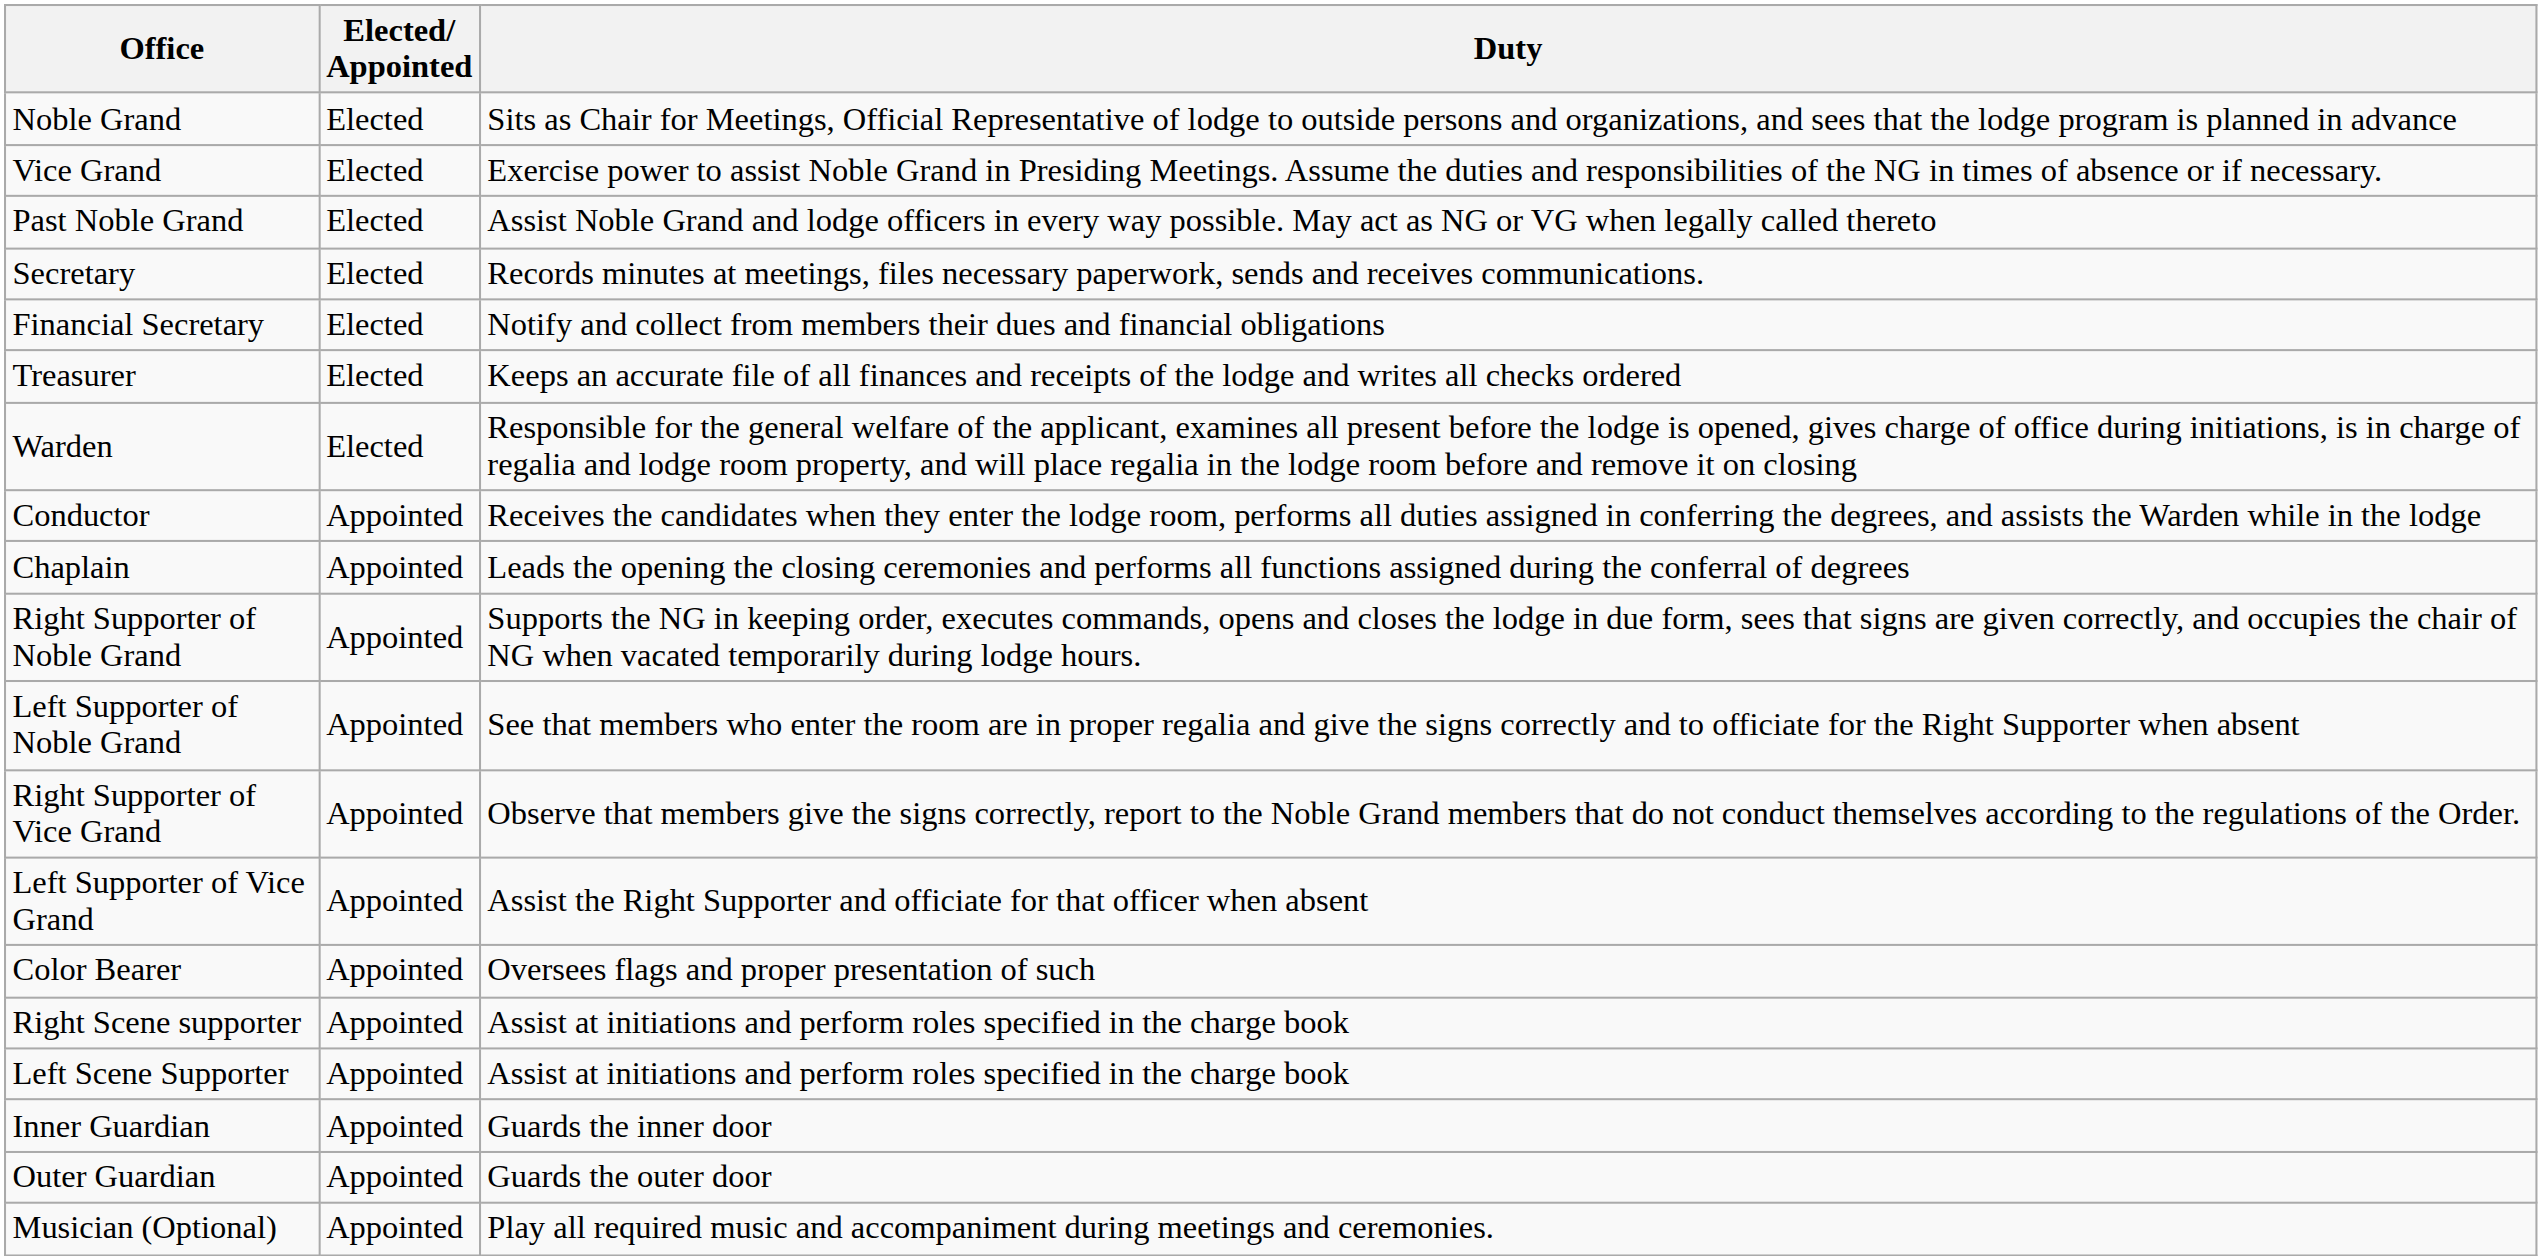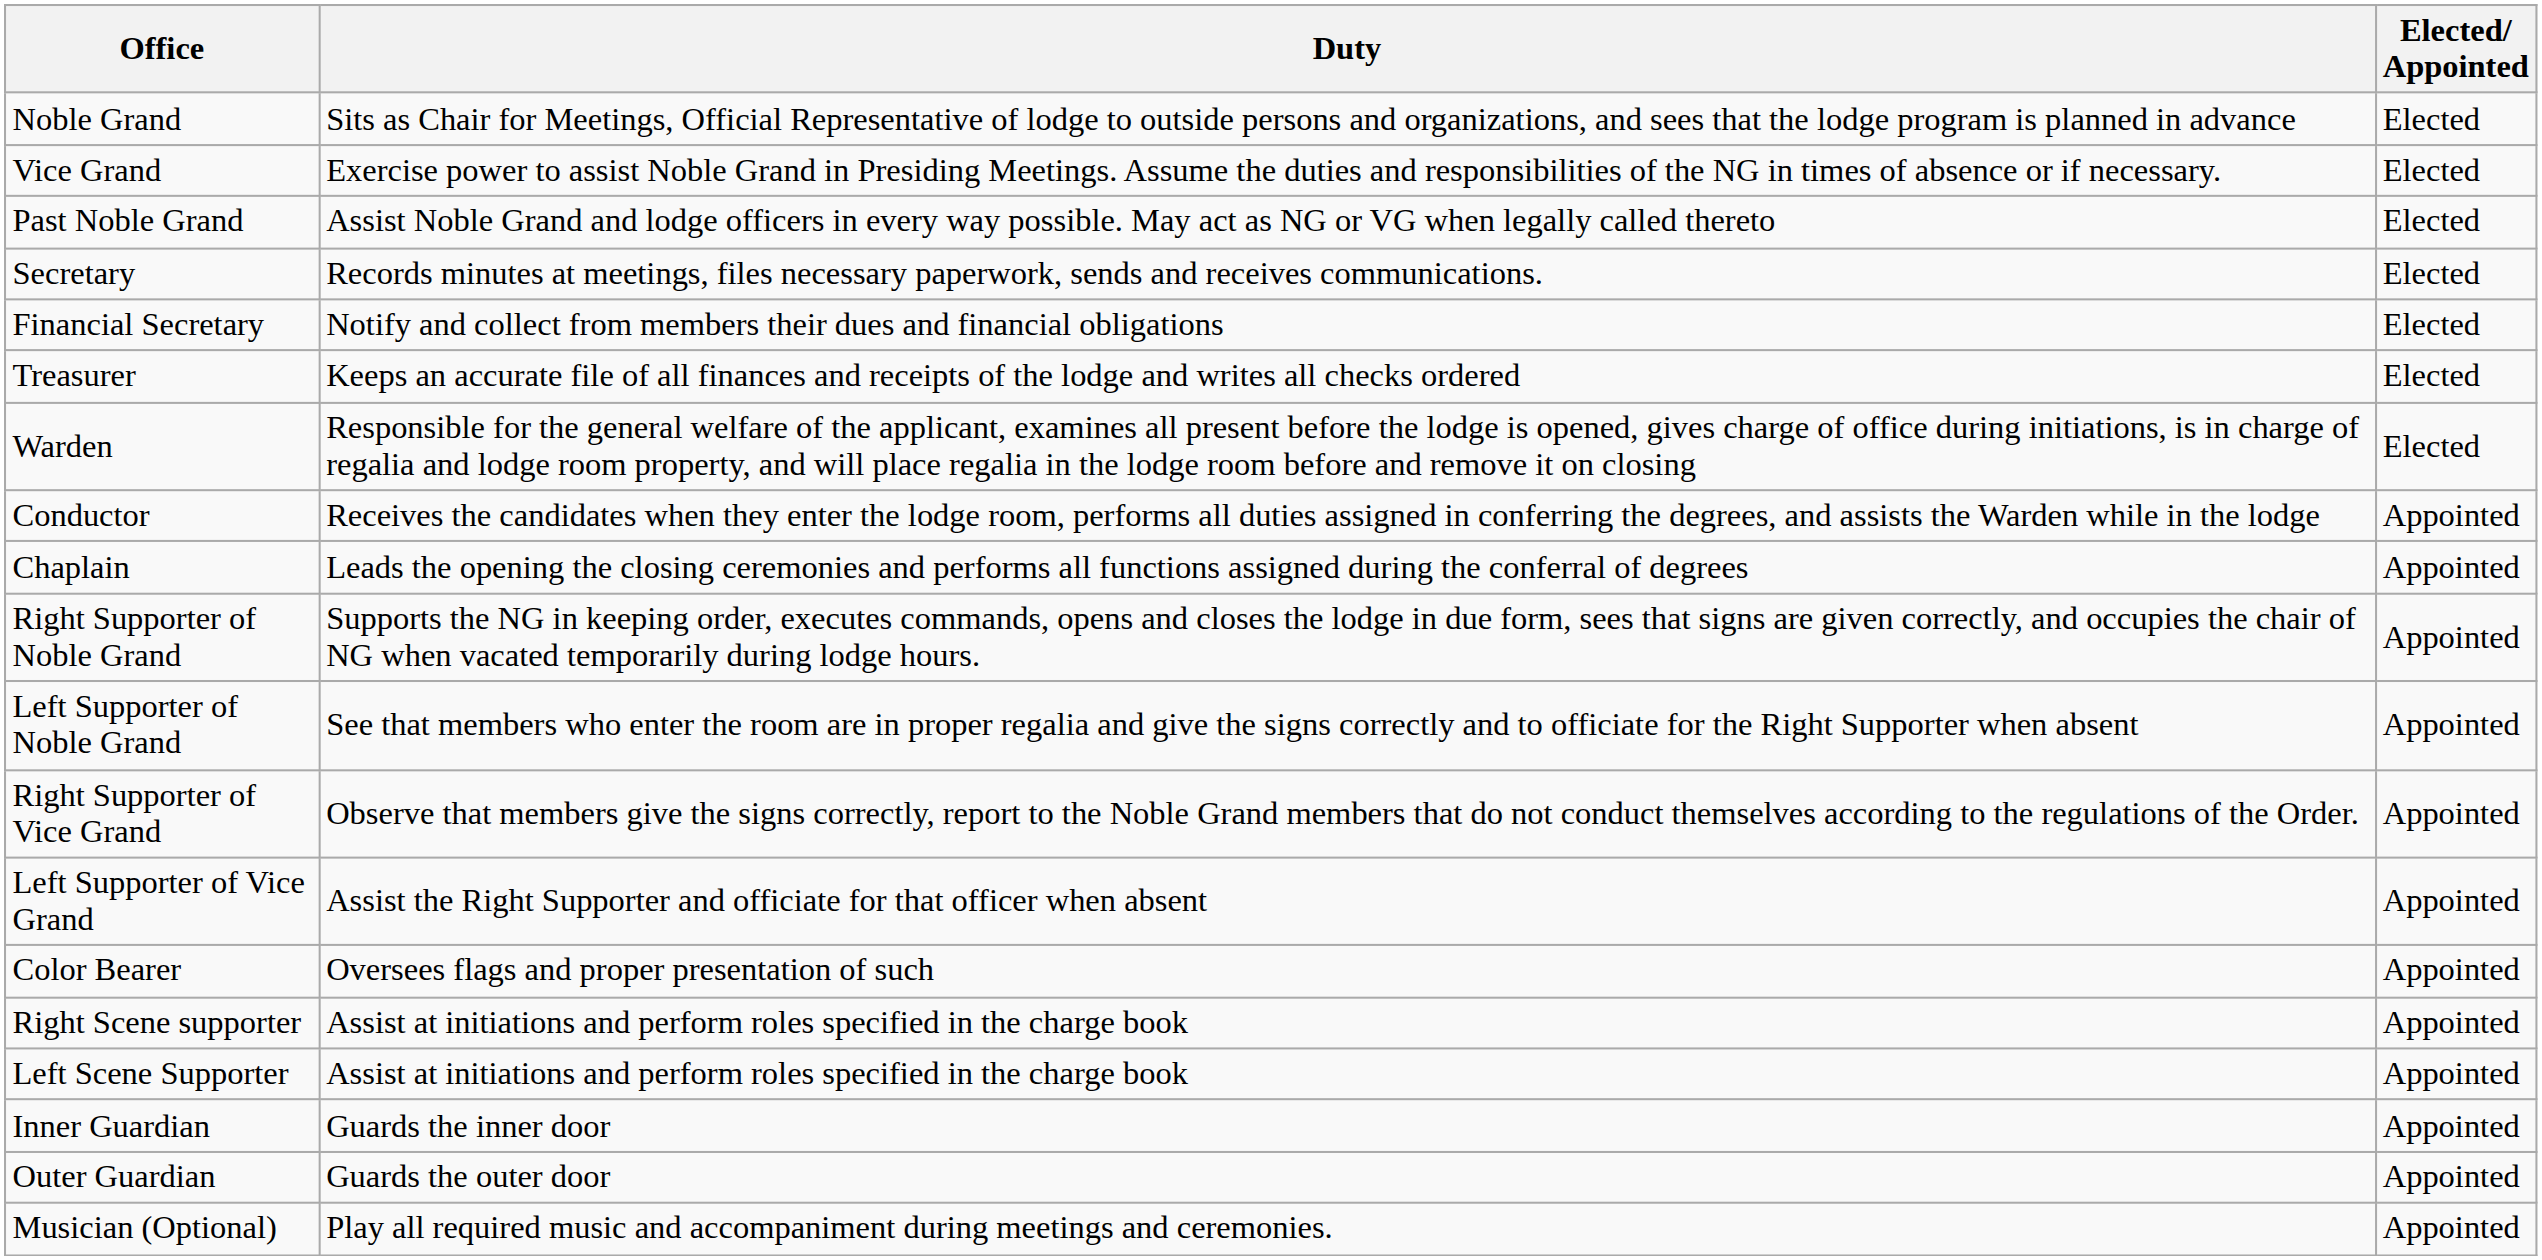columns swapped: (399, 48) <-> (1508, 48)
